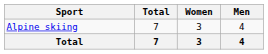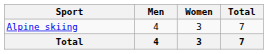columns swapped: (242, 12) <-> (156, 12)
